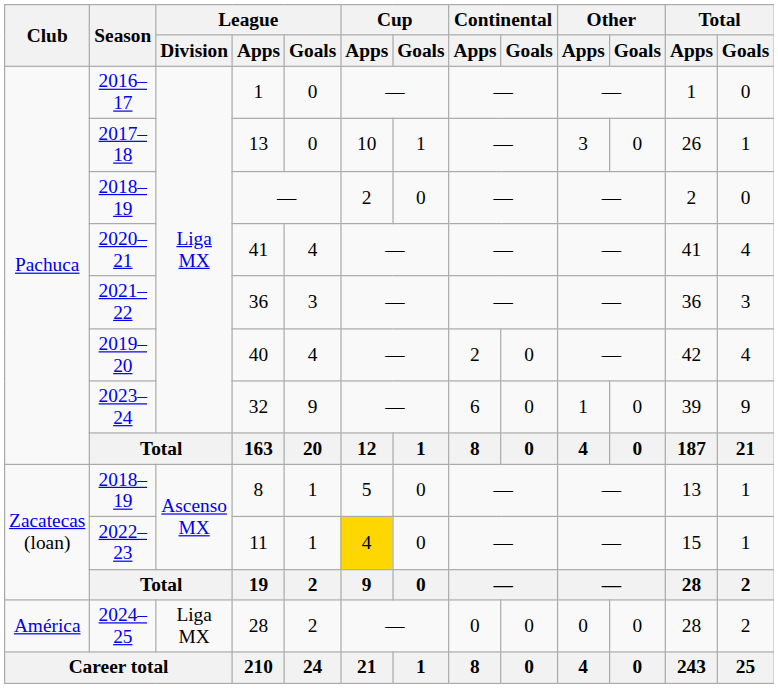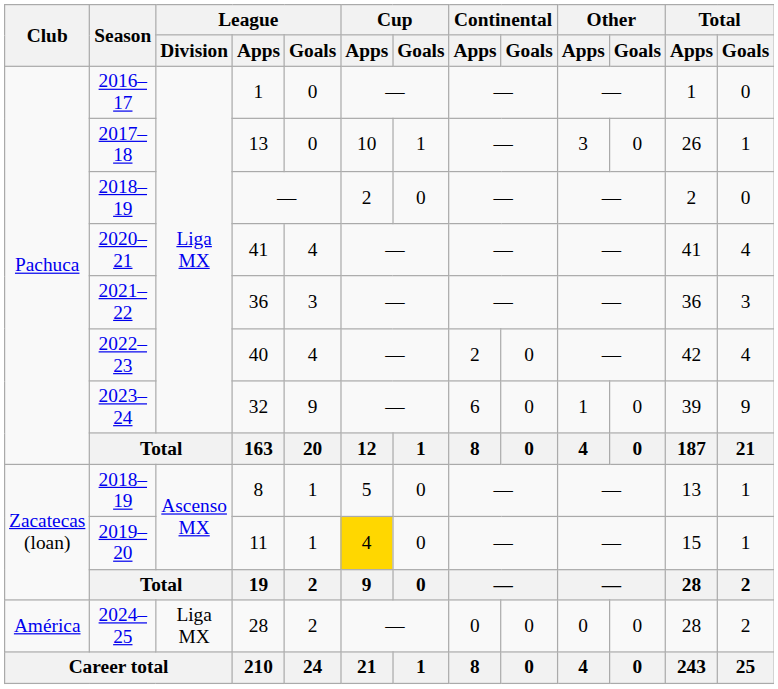(123, 354) 2019–20 -> (123, 354) 2022–23
(123, 542) 2022–23 -> (123, 542) 2019–20
